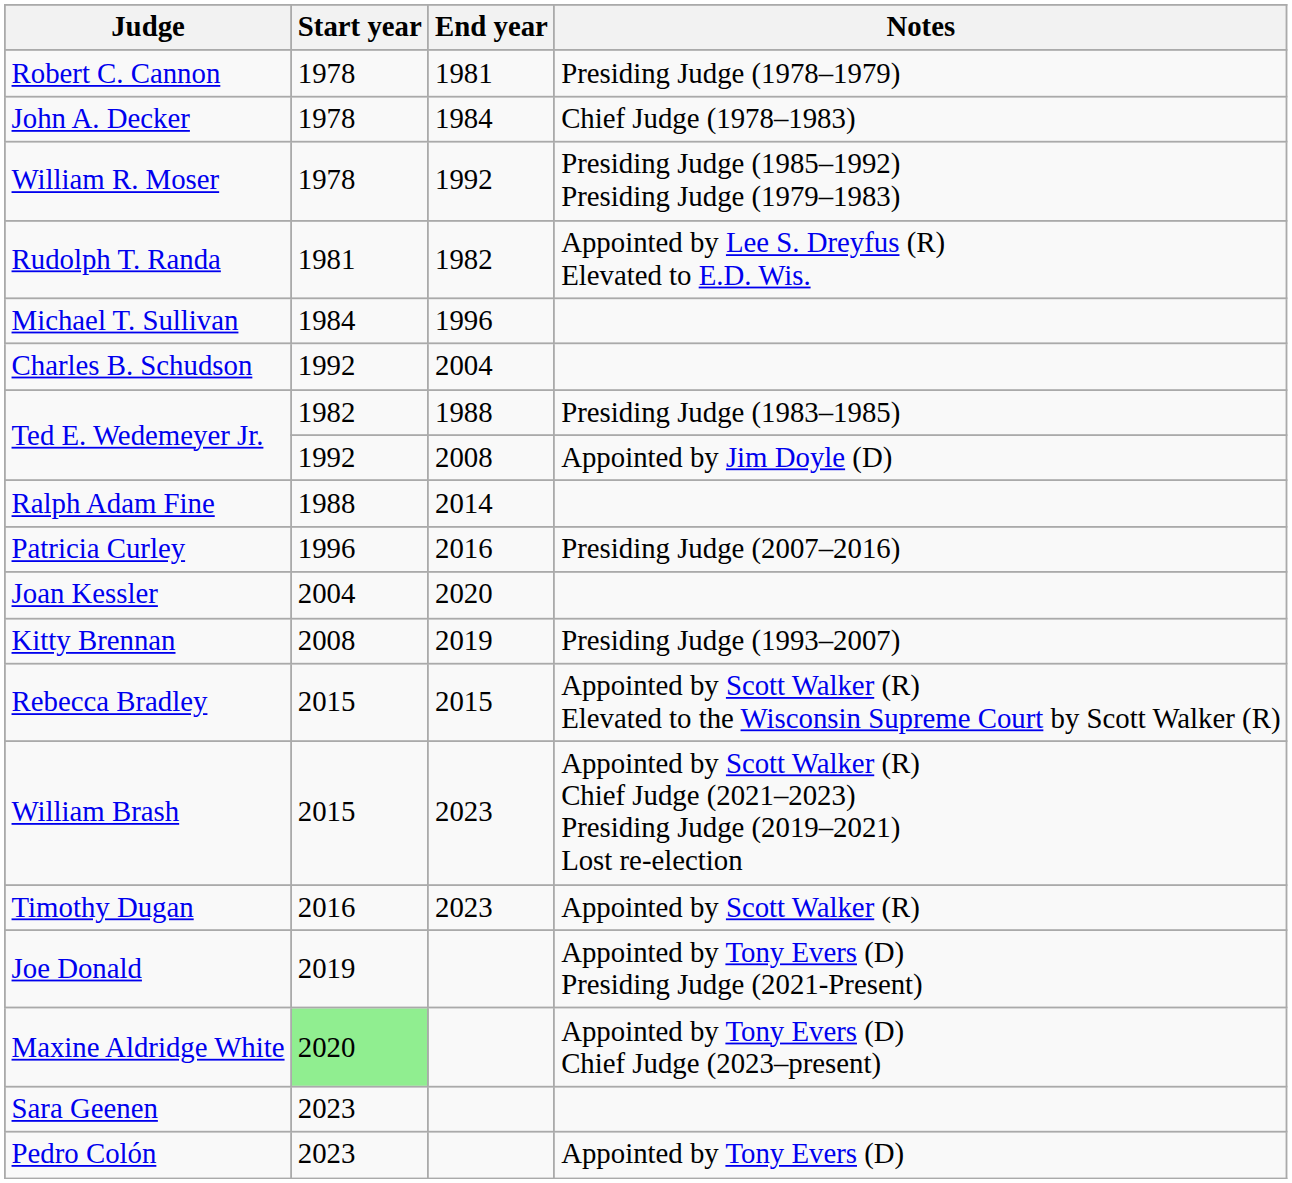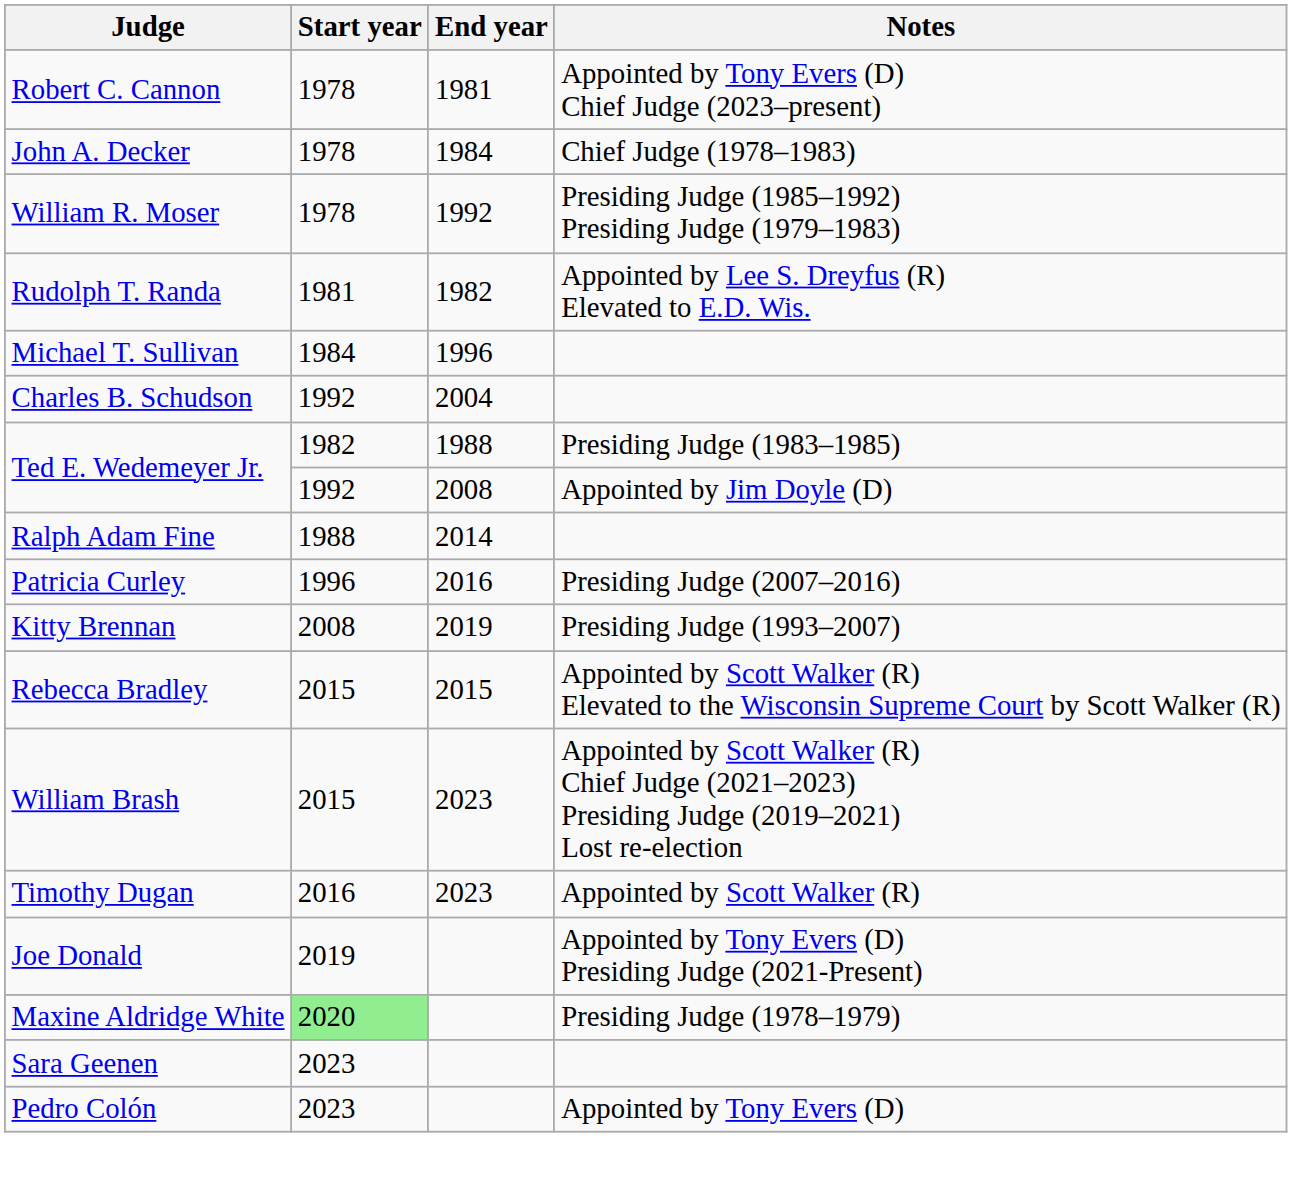(731, 73) Presiding Judge (1978–1979) -> (733, 89) Appointed by Tony Evers (D) Chief Judge (2023–present)
- row: (85, 594)
(733, 1046) Appointed by Tony Evers (D) Chief Judge (2023–present) -> (731, 1017) Presiding Judge (1978–1979)
